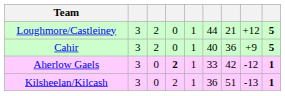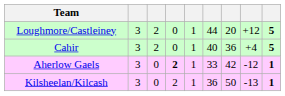(231, 30) 21 -> (231, 30) 20
(251, 47) +9 -> (251, 47) +4
(231, 82) 51 -> (231, 82) 50
